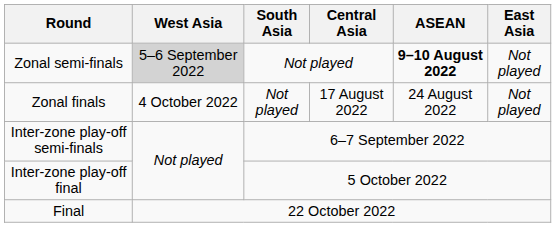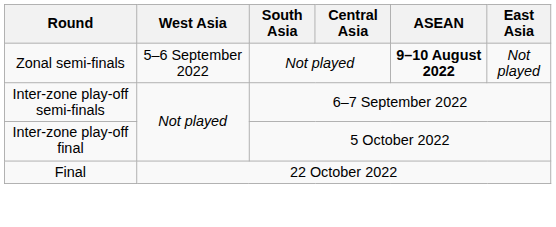(188, 63) lightgrey background -> (193, 63) no background
- row: (69, 102)
